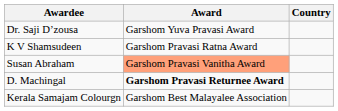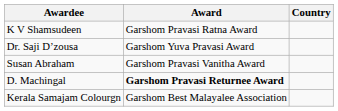rows swapped: (44, 47) <-> (42, 30)
(195, 64) lightsalmon background -> (195, 64) no background
